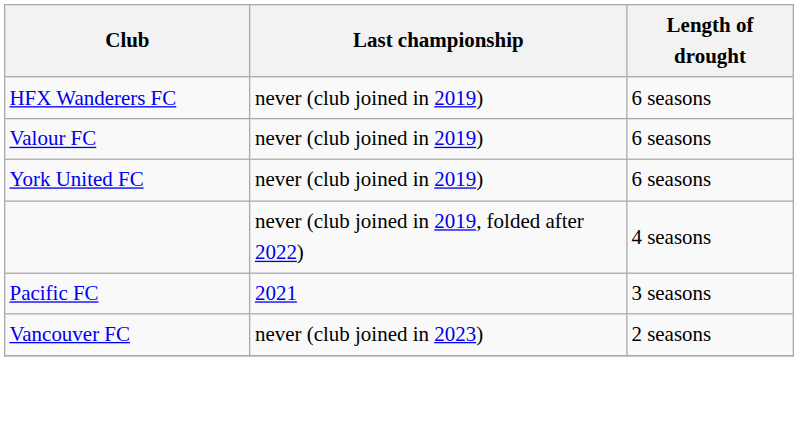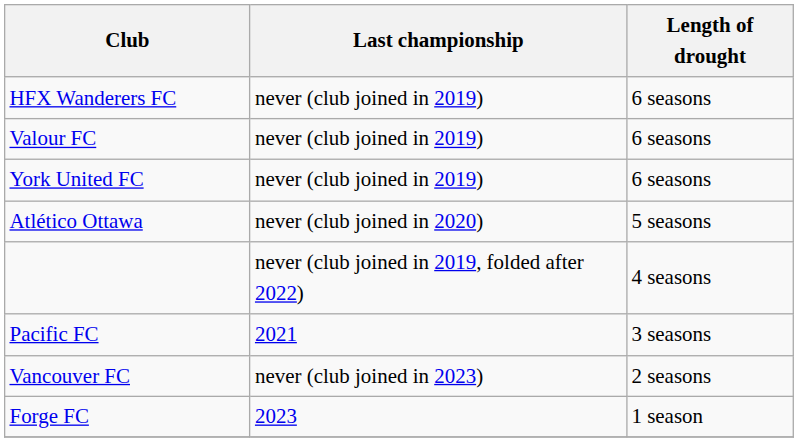+ row: (76, 220)
+ row: (49, 416)
